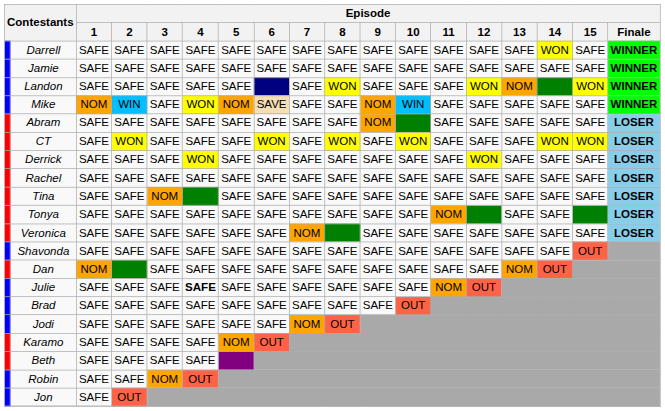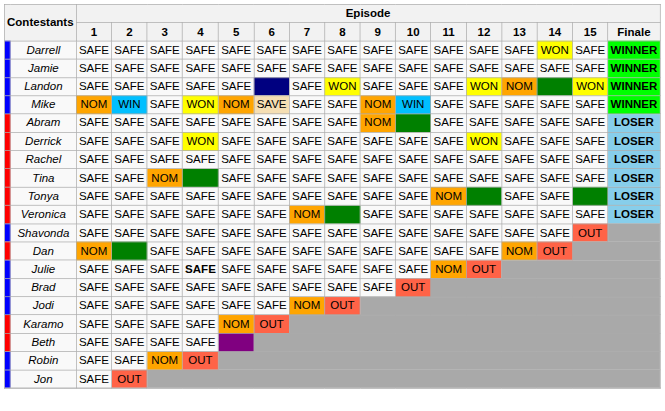- row: (43, 141)
